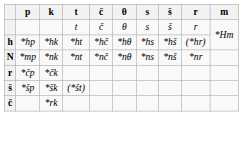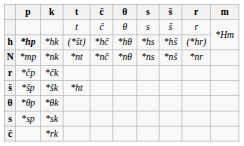(28, 42) normal -> (28, 42) bold
(76, 42) *ht -> (77, 42) (*št)
(76, 88) (*št) -> (77, 88) *ht
+ row: (52, 103)
+ row: (52, 118)
